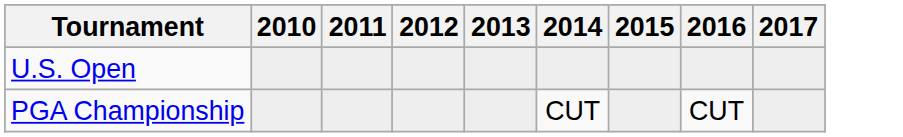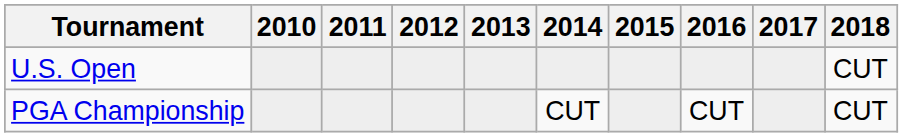+ column: (860, 26)
